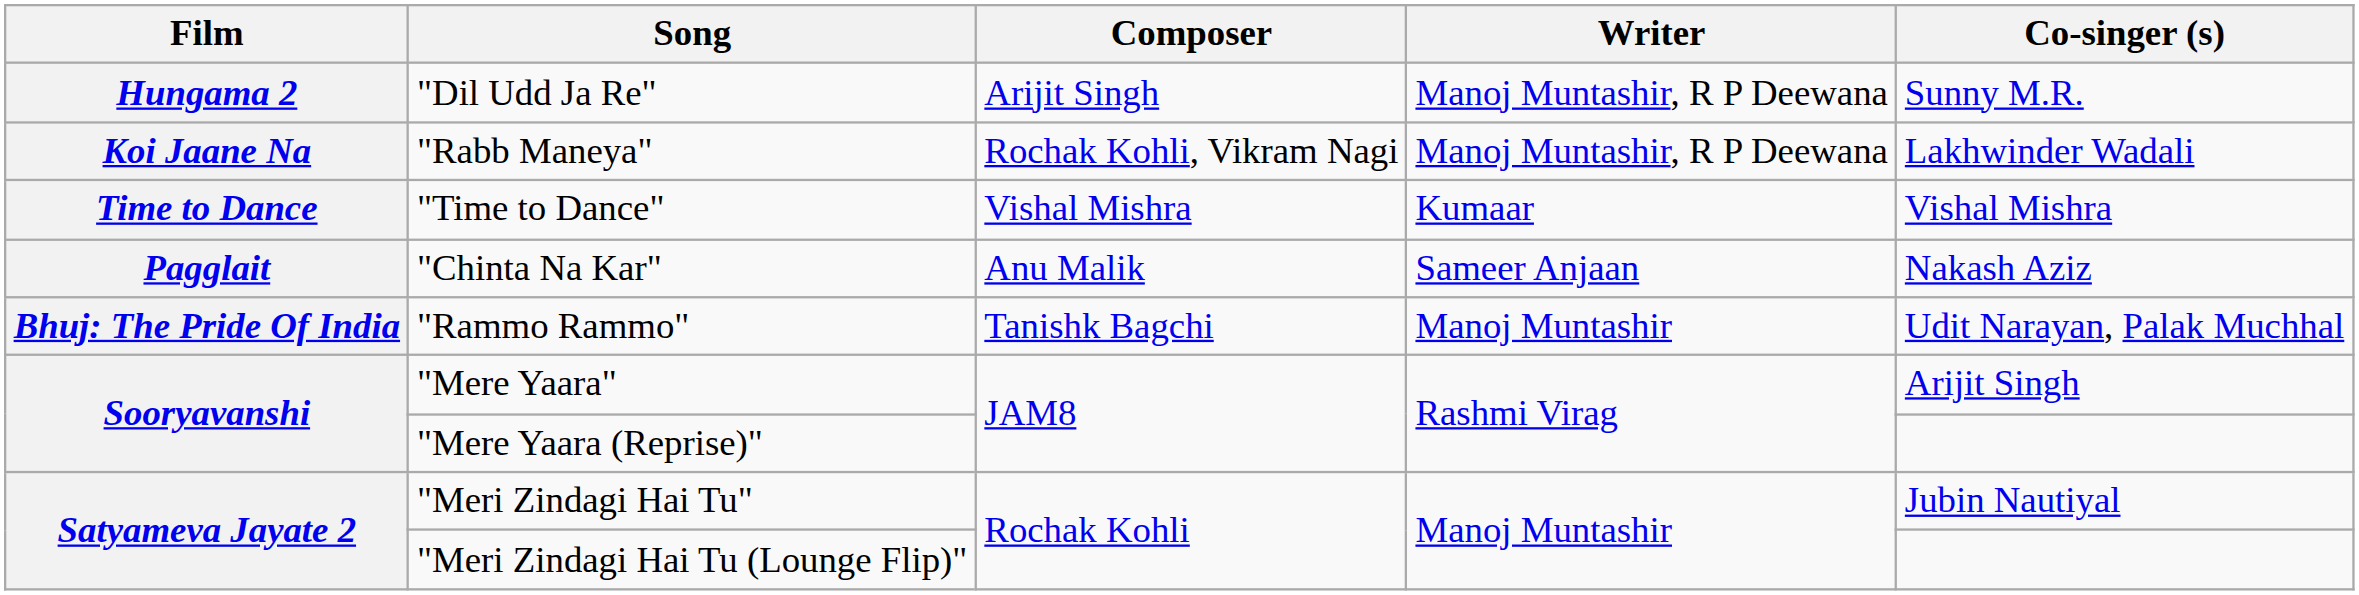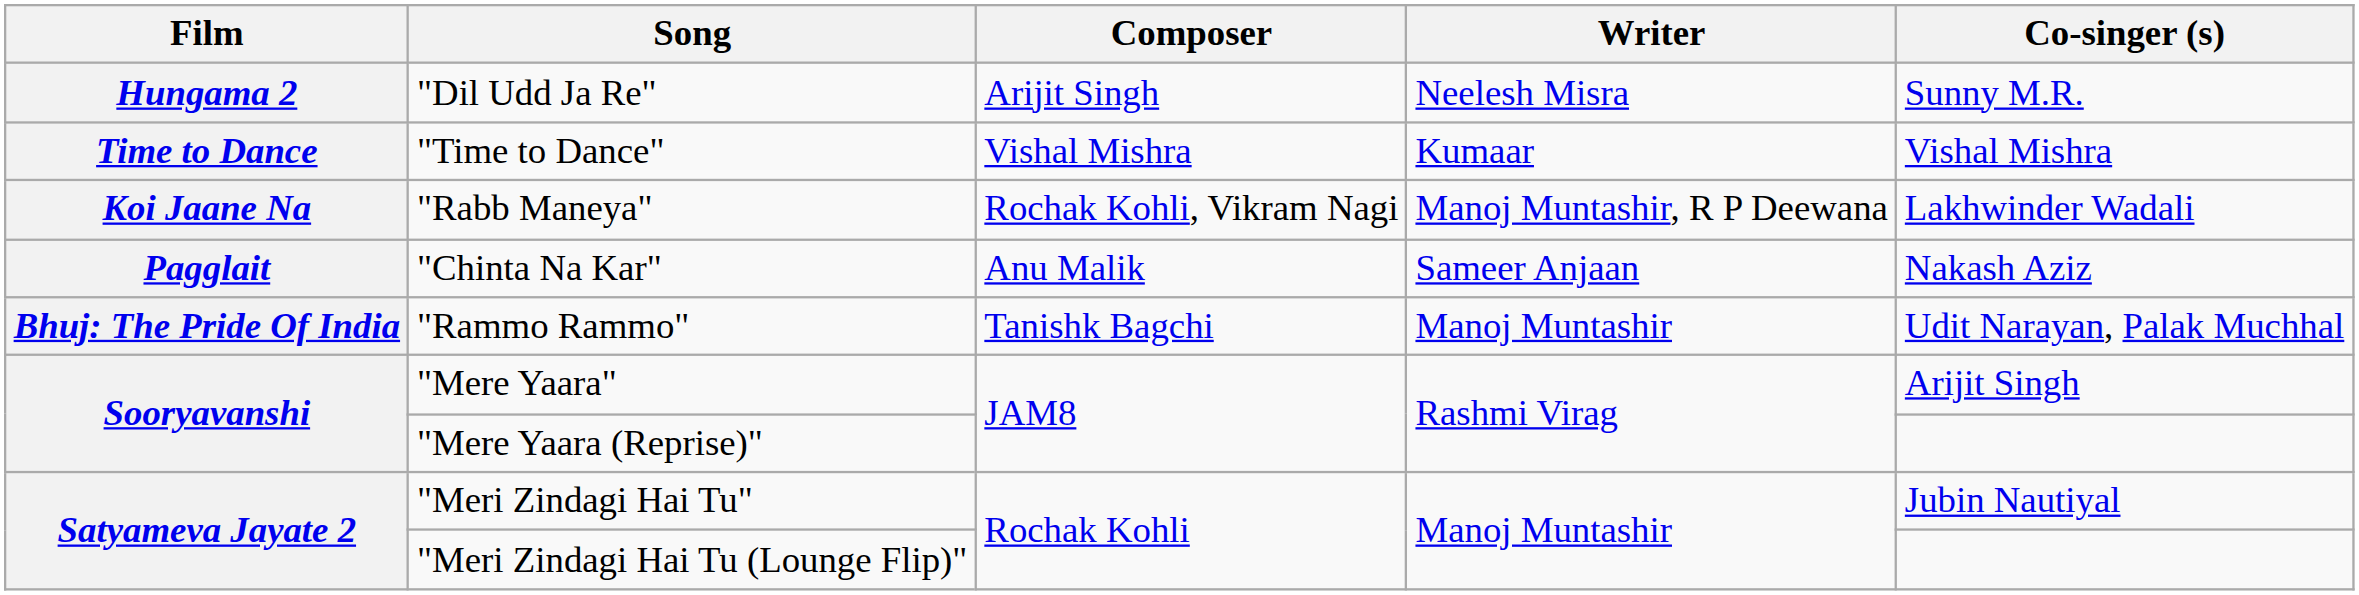(1652, 92) Manoj Muntashir, R P Deewana -> (1522, 92) Neelesh Misra
rows swapped: (541, 208) <-> (535, 150)
